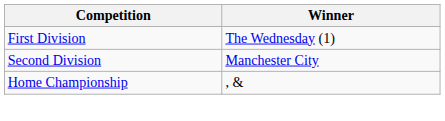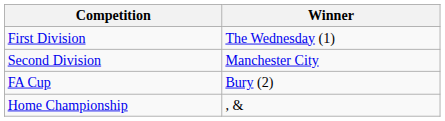+ row: (29, 82)
